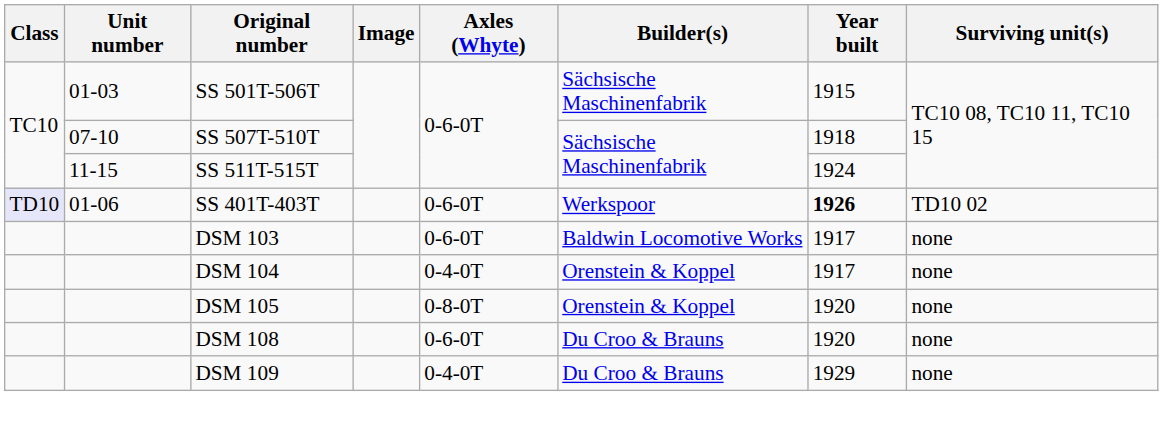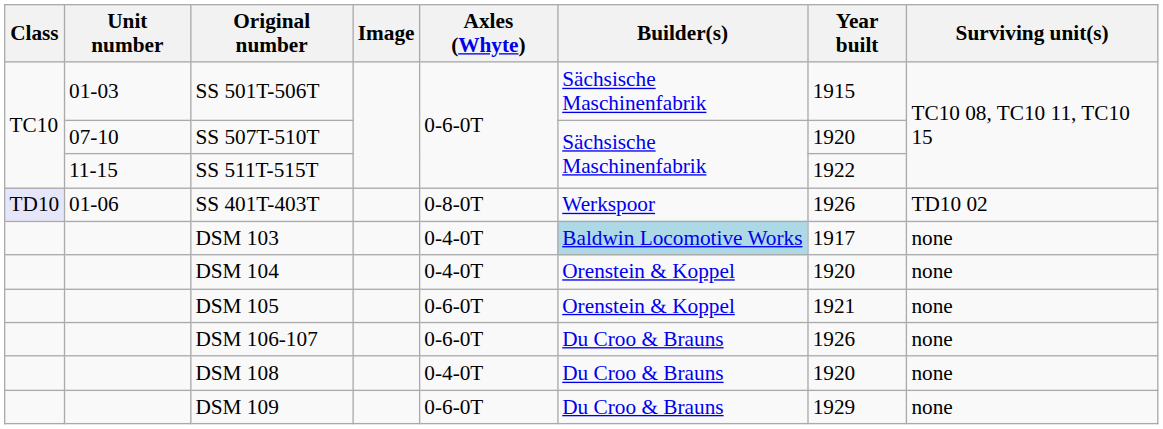(834, 136) 1918 -> (834, 136) 1920
(834, 170) 1924 -> (834, 170) 1922
(454, 204) 0-6-0T -> (454, 204) 0-8-0T
(834, 204) bold -> (834, 204) normal
(454, 237) 0-6-0T -> (454, 237) 0-4-0T
(682, 237) no background -> (682, 237) lightblue background
(834, 271) 1917 -> (834, 271) 1920
(454, 305) 0-8-0T -> (454, 305) 0-6-0T
(834, 305) 1920 -> (834, 305) 1921
+ row: (257, 339)
(454, 339) 0-6-0T -> (454, 372) 0-4-0T
(454, 372) 0-4-0T -> (454, 406) 0-6-0T
